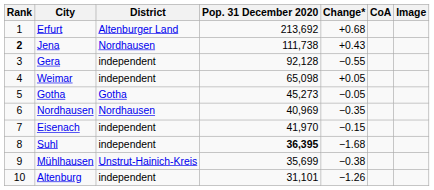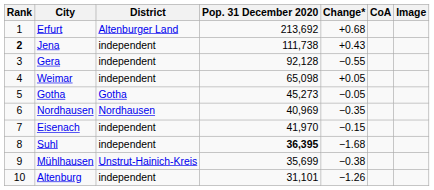(127, 45) Nordhausen -> (127, 45) independent
